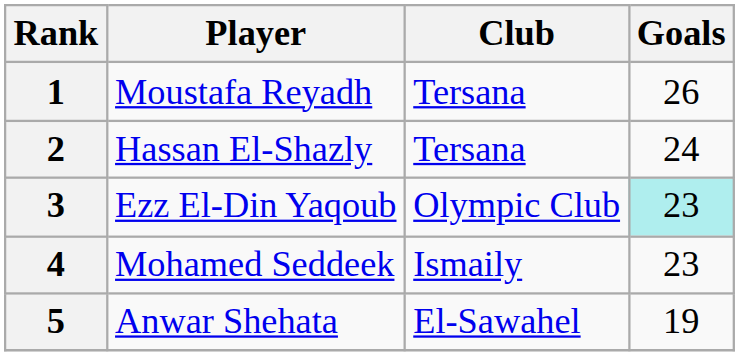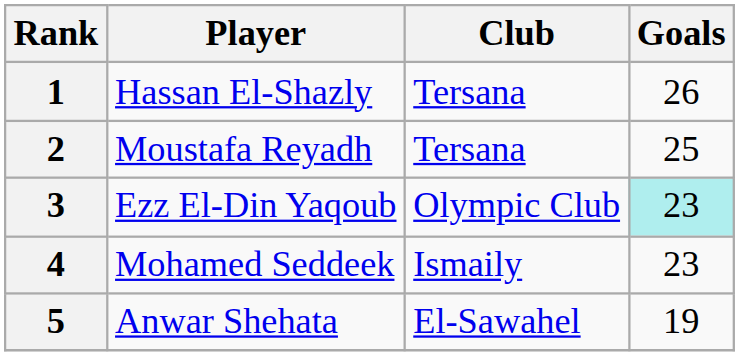(244, 90) Moustafa Reyadh -> (244, 90) Hassan El-Shazly
(244, 148) Hassan El-Shazly -> (244, 148) Moustafa Reyadh
(681, 148) 24 -> (681, 148) 25
